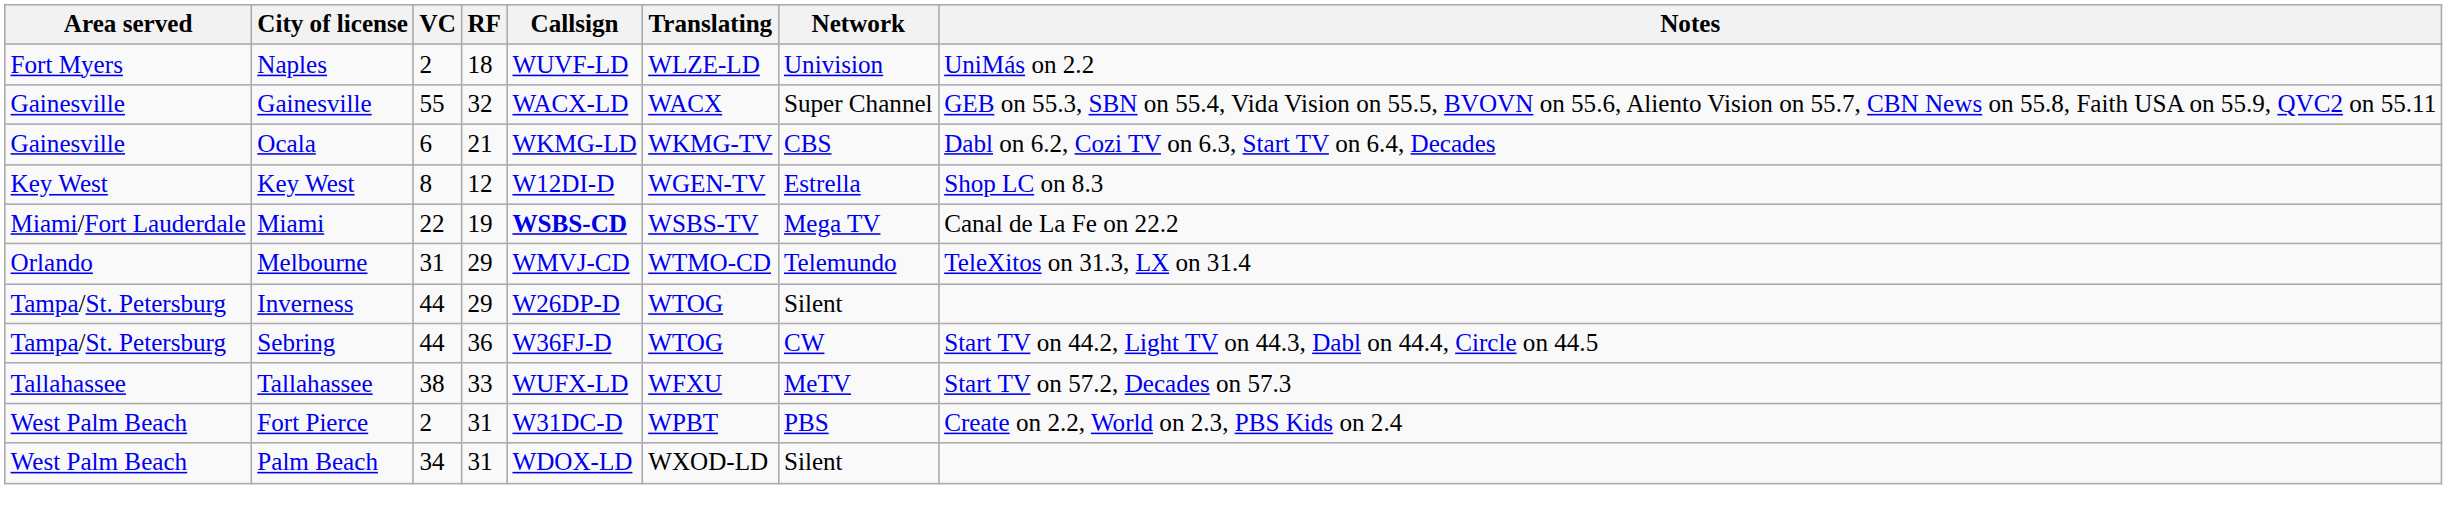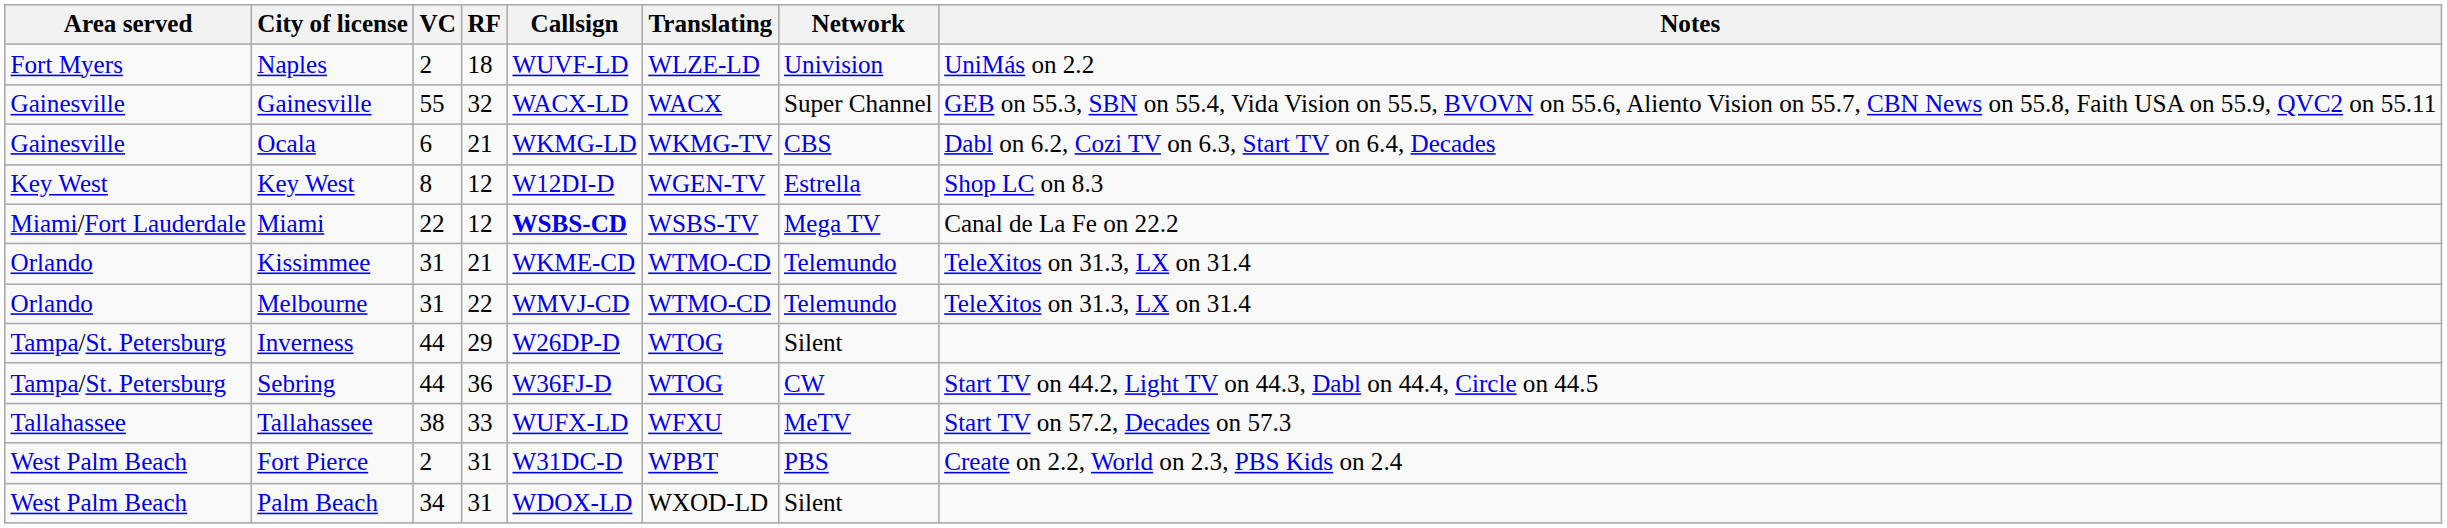(480, 223) 19 -> (480, 223) 12
+ row: (314, 263)
(480, 263) 29 -> (480, 303) 22
